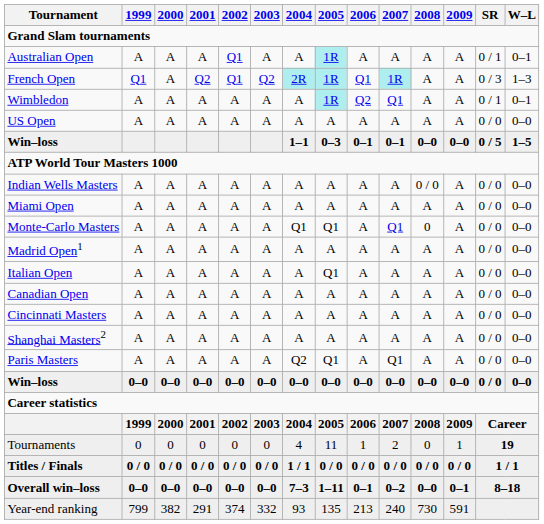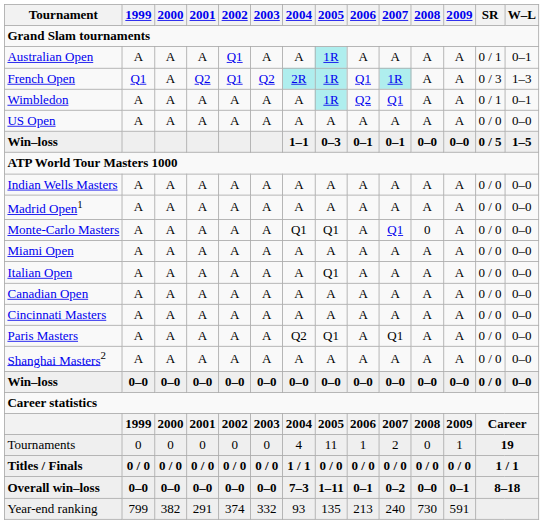(427, 183) 0 / 0 -> (427, 183) A
rows swapped: (41, 205) <-> (45, 249)
rows swapped: (57, 337) <-> (43, 360)
